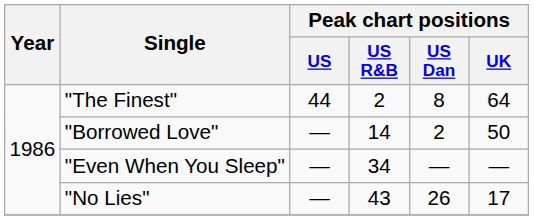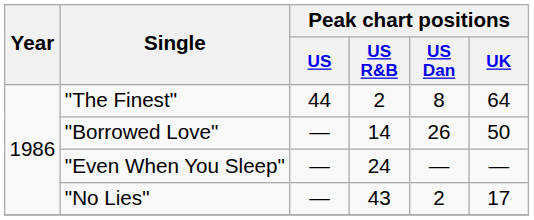(439, 133) 2 -> (439, 133) 26
(379, 165) 34 -> (379, 165) 24
(439, 198) 26 -> (439, 198) 2
